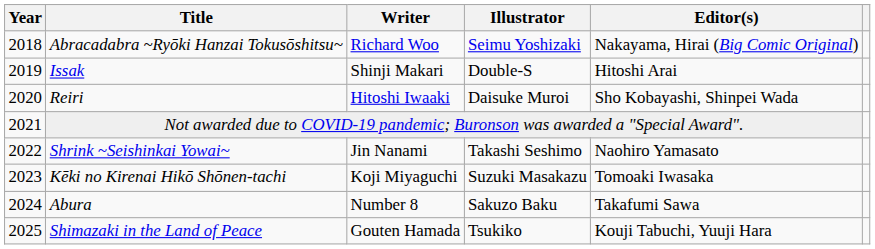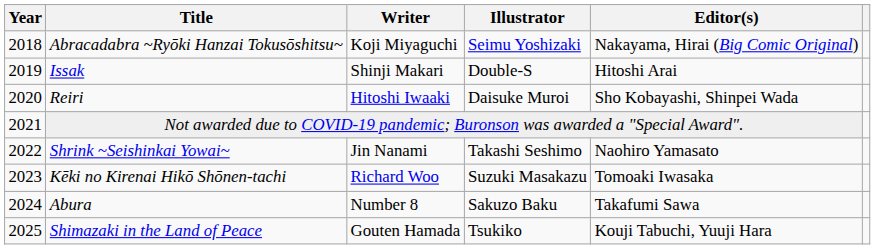(395, 44) Richard Woo -> (404, 44) Koji Miyaguchi
(404, 177) Koji Miyaguchi -> (395, 177) Richard Woo
